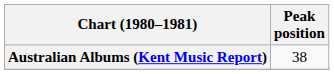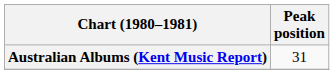(299, 57) 38 -> (299, 57) 31
